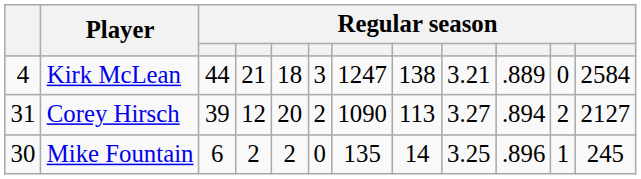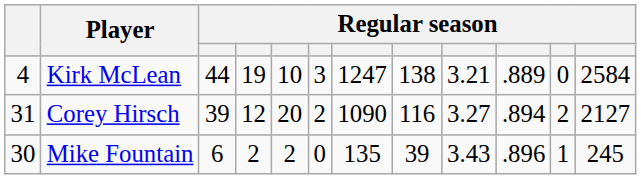(254, 74) 21 -> (254, 74) 19
(290, 74) 18 -> (290, 74) 10
(417, 114) 113 -> (417, 114) 116
(417, 153) 14 -> (417, 153) 39
(469, 153) 3.25 -> (469, 153) 3.43
